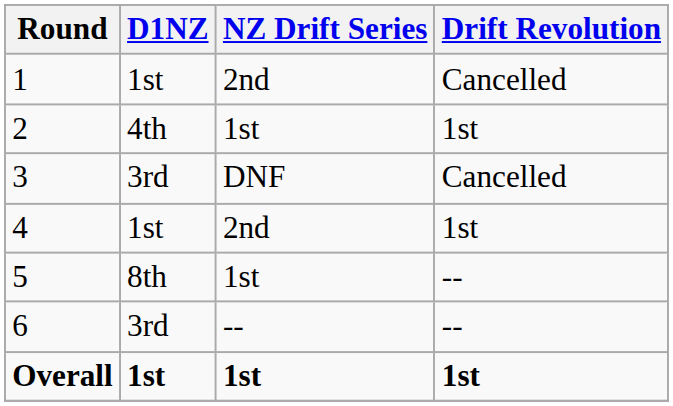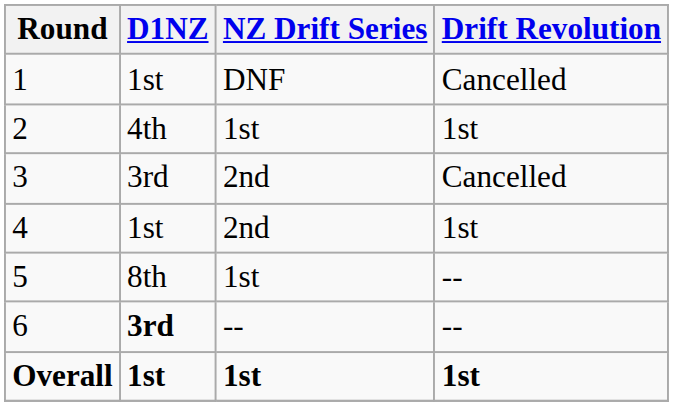(246, 78) 2nd -> (254, 78) DNF
(254, 177) DNF -> (246, 177) 2nd
(148, 326) normal -> (150, 326) bold
